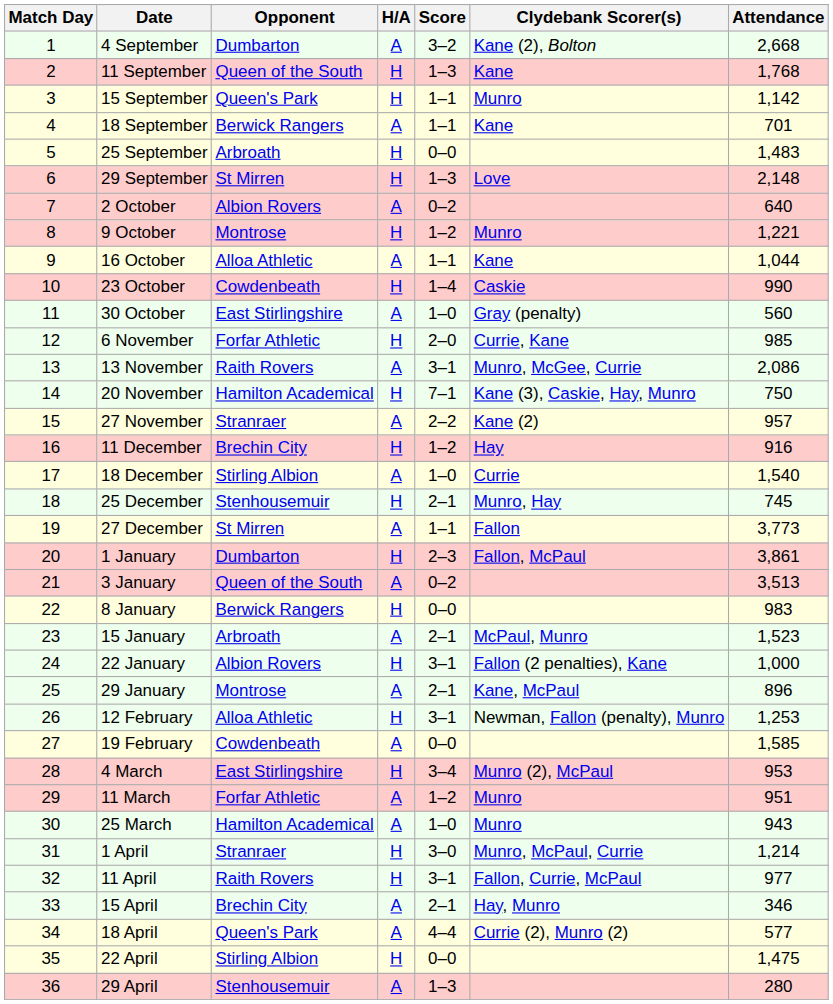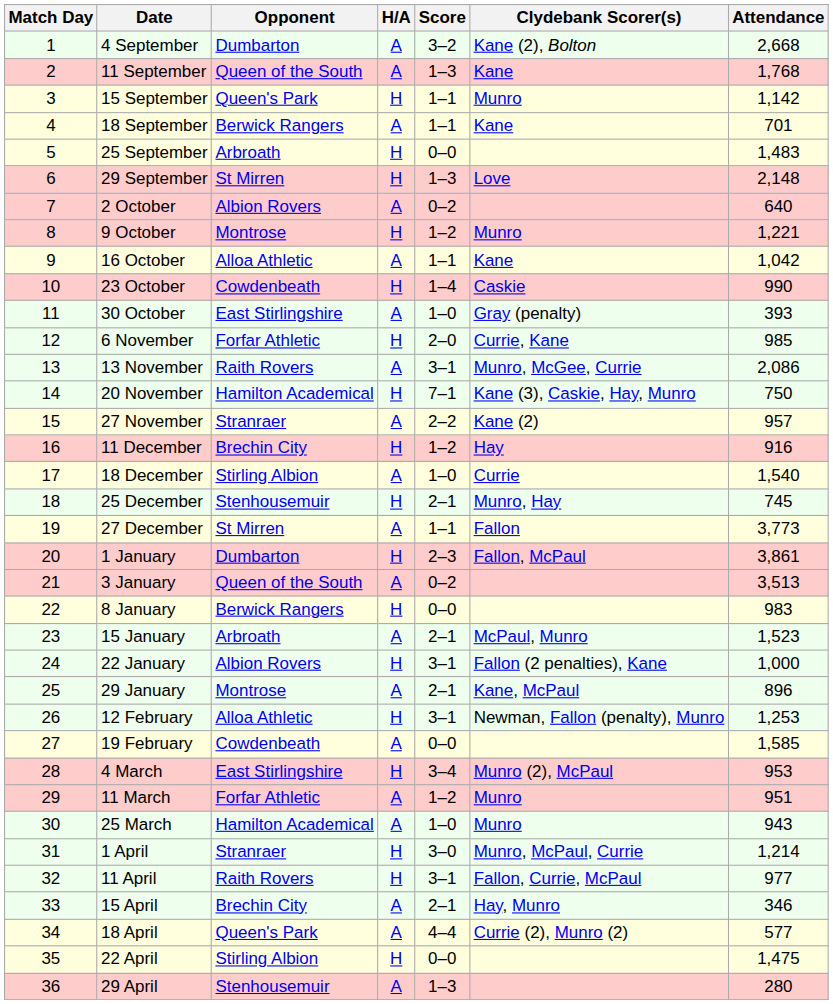(396, 71) H -> (396, 71) A
(778, 260) 1,044 -> (778, 260) 1,042
(778, 313) 560 -> (778, 313) 393
